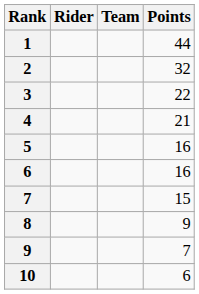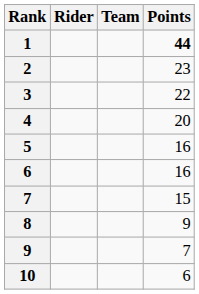(183, 43) normal -> (183, 43) bold
(183, 69) 32 -> (183, 69) 23
(183, 120) 21 -> (183, 120) 20
